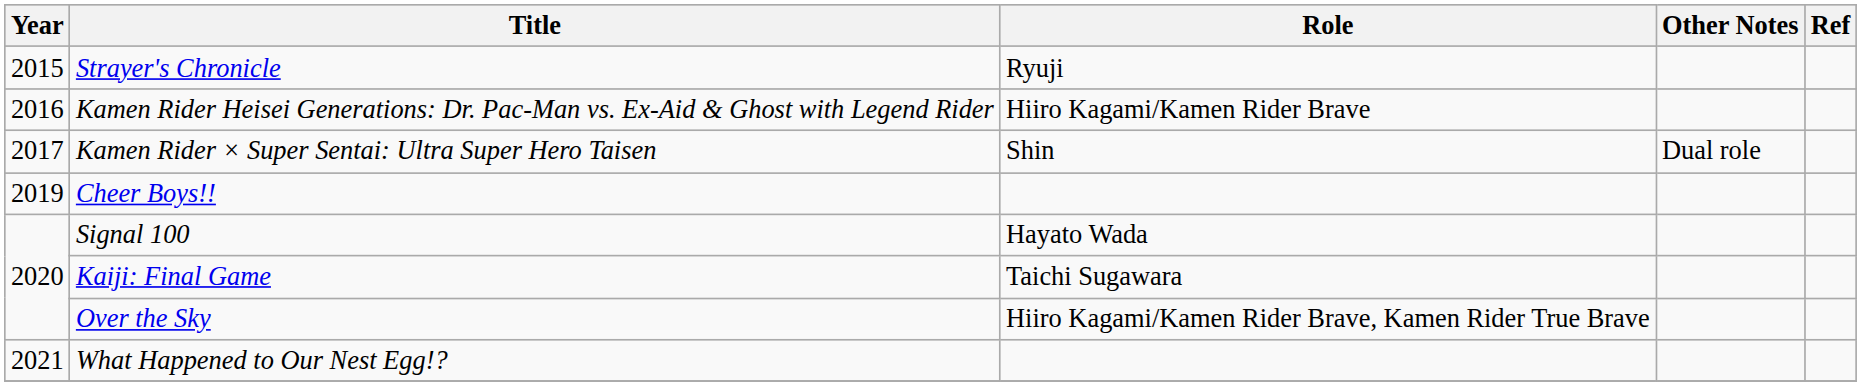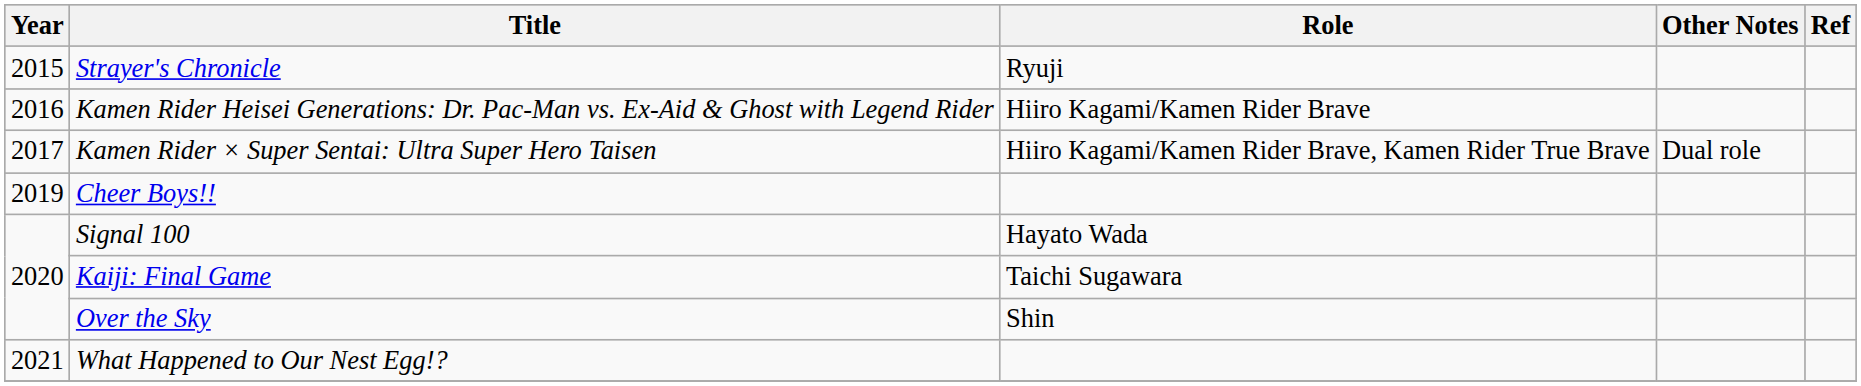(1030, 151) Shin -> (1328, 151) Hiiro Kagami/Kamen Rider Brave, Kamen Rider True Brave
(1328, 318) Hiiro Kagami/Kamen Rider Brave, Kamen Rider True Brave -> (1030, 318) Shin
